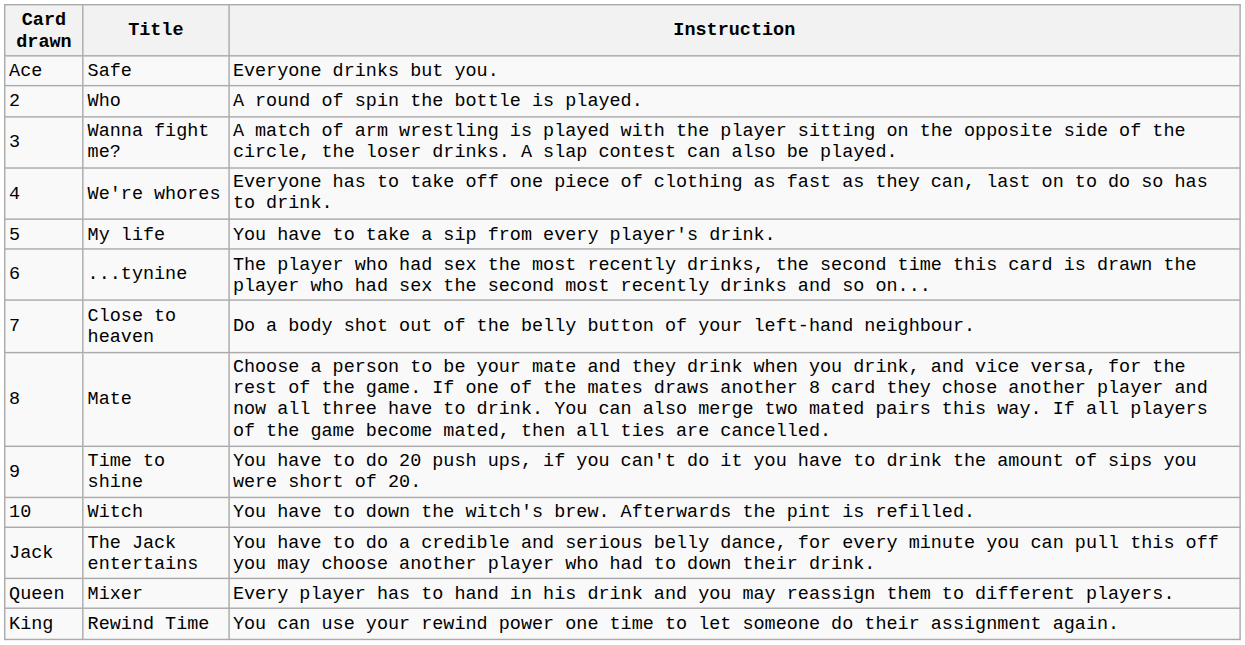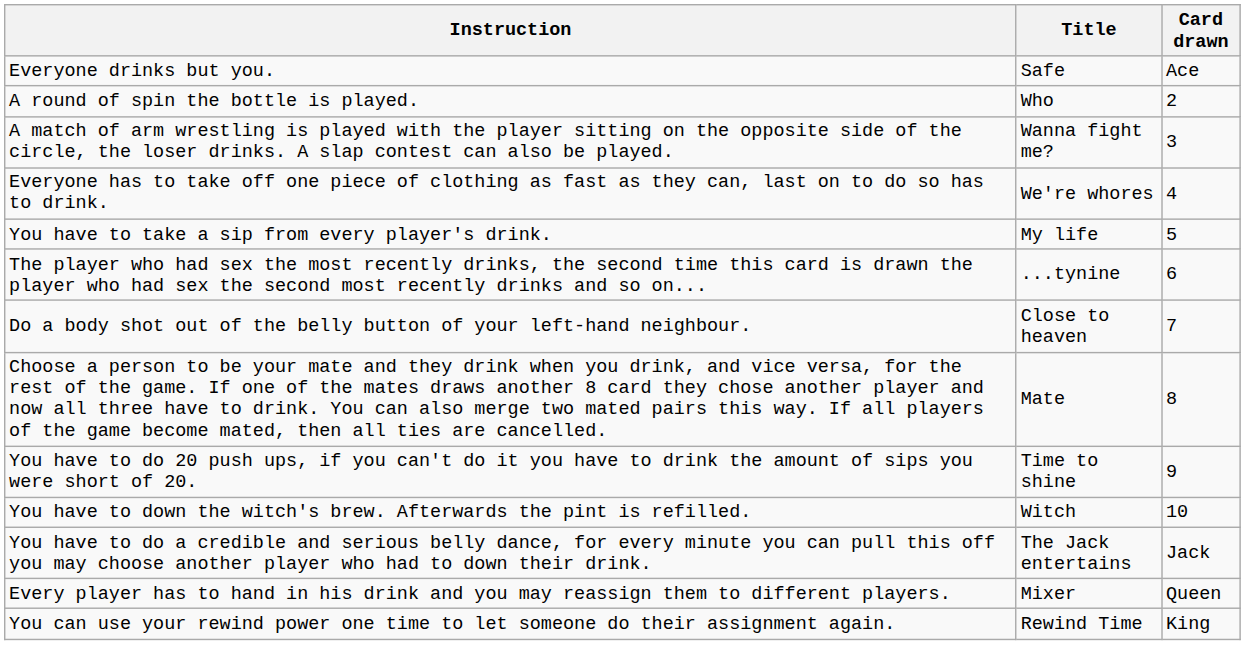columns swapped: (44, 30) <-> (734, 30)
